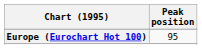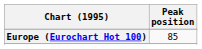(173, 37) 95 -> (173, 37) 85
